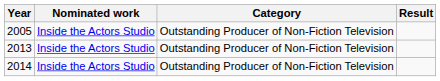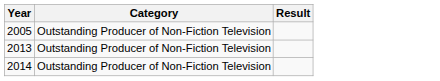- column: (96, 13)
